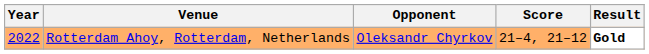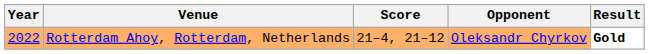columns swapped: (425, 15) <-> (543, 15)
